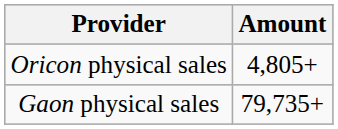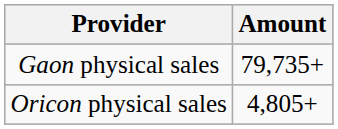rows swapped: (119, 104) <-> (119, 64)
